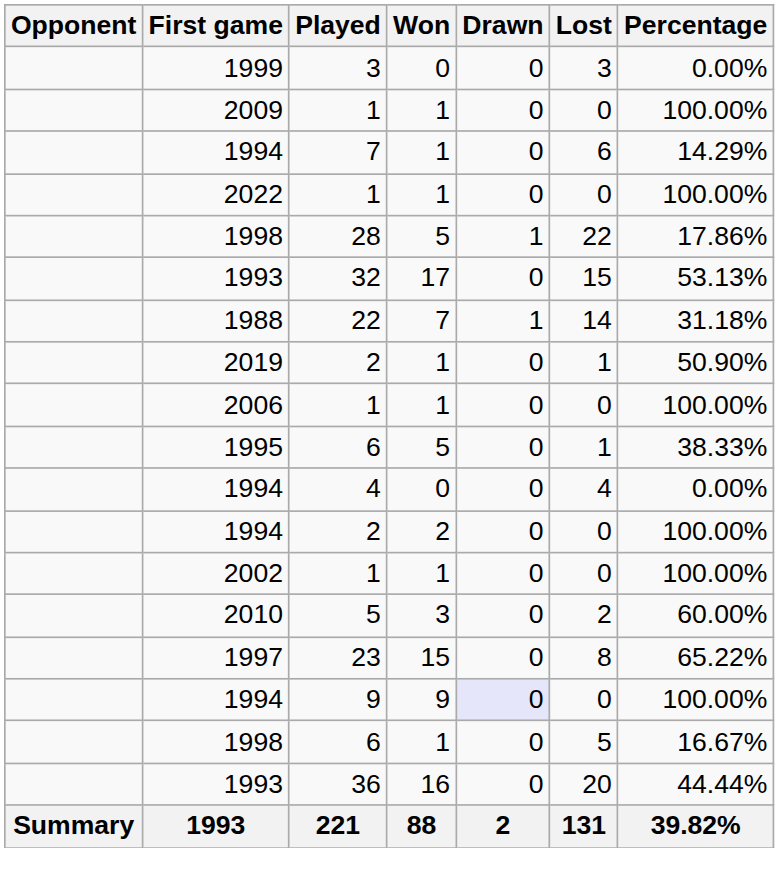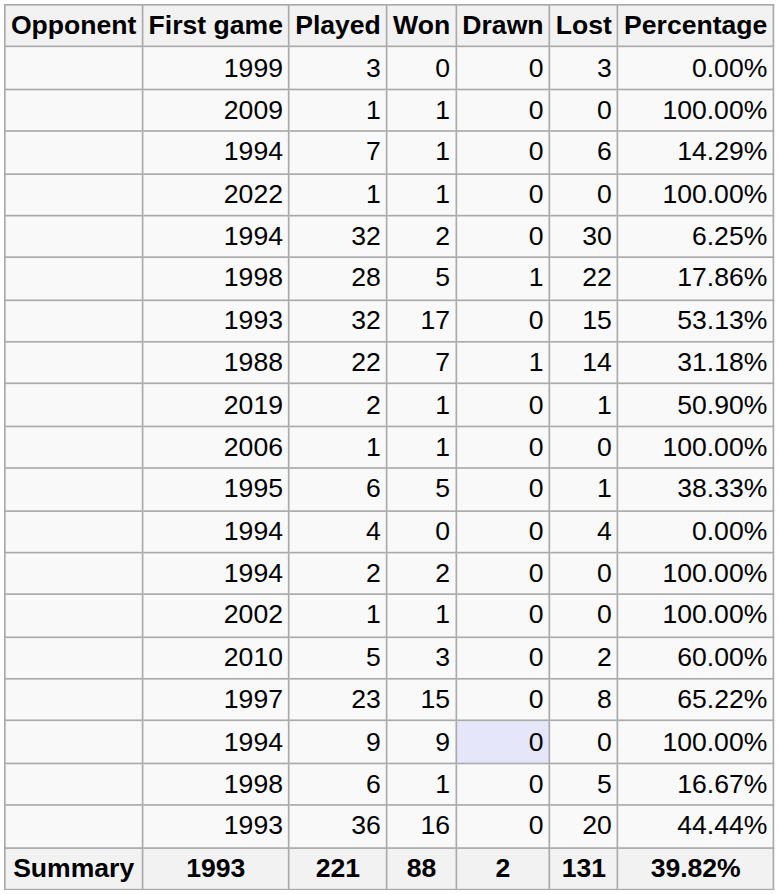+ row: (253, 236)
